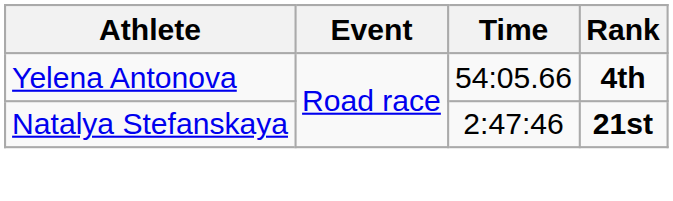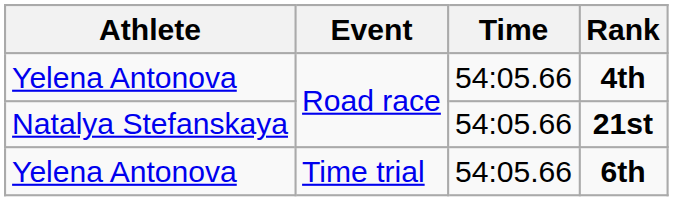(514, 124) 2:47:46 -> (514, 124) 54:05.66
+ row: (623, 172)
